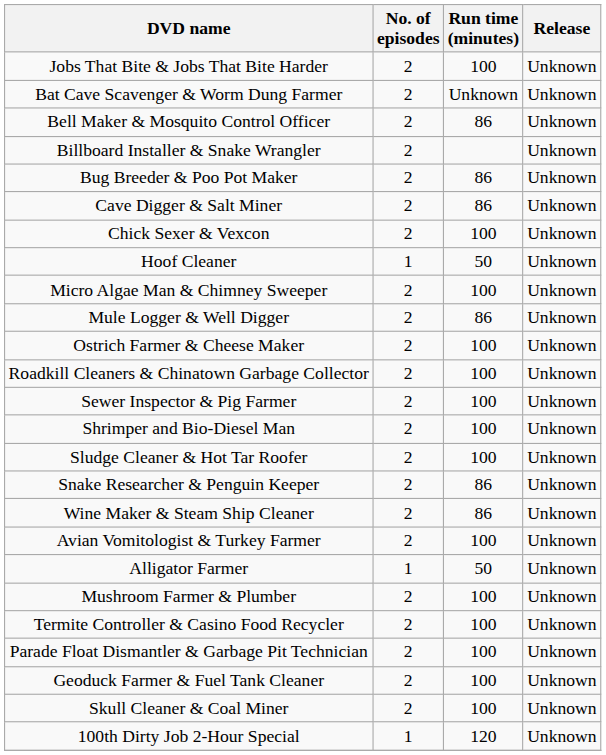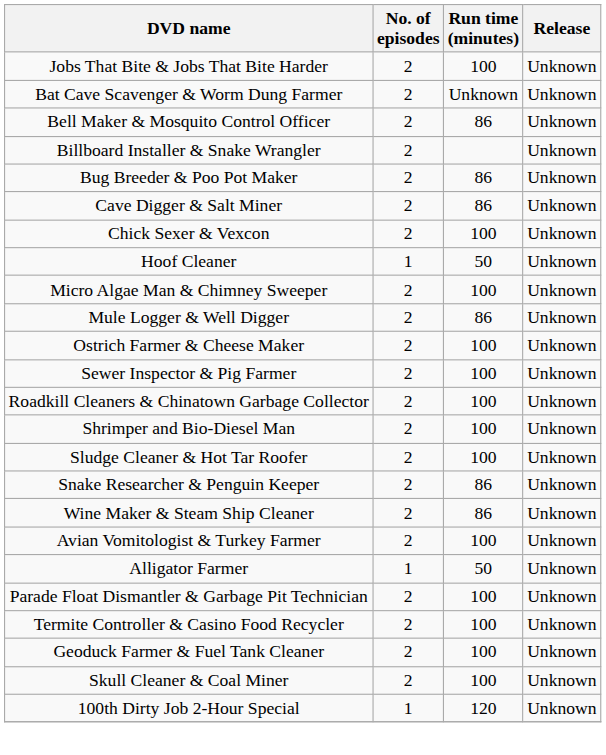rows swapped: (189, 373) <-> (189, 401)
- row: (189, 596)
rows swapped: (189, 624) <-> (189, 652)
